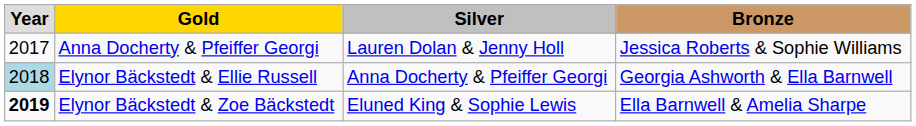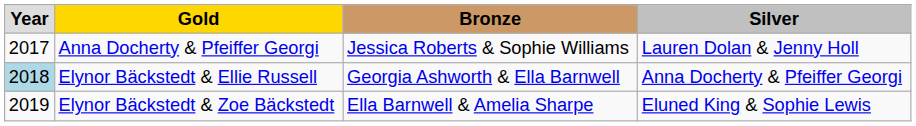columns swapped: (479, 18) <-> (763, 18)
(29, 105) bold -> (29, 105) normal
